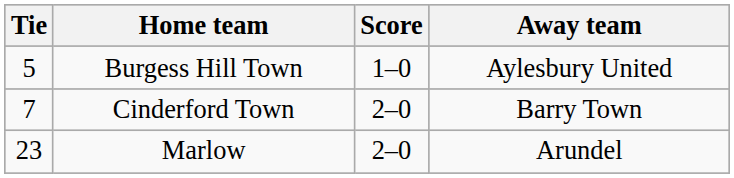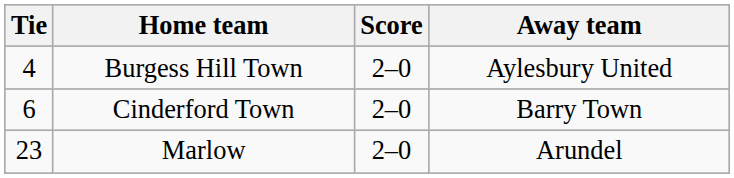(29, 67) 5 -> (29, 67) 4
(391, 67) 1–0 -> (391, 67) 2–0
(29, 109) 7 -> (29, 109) 6
